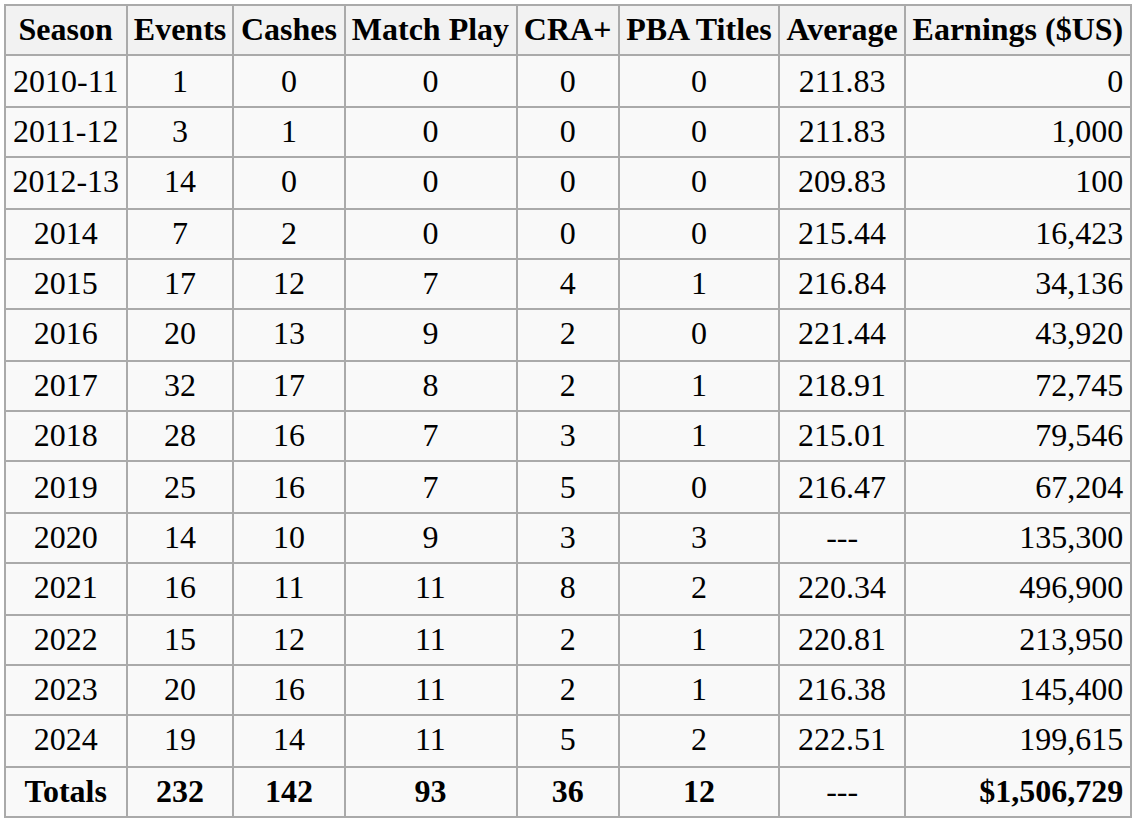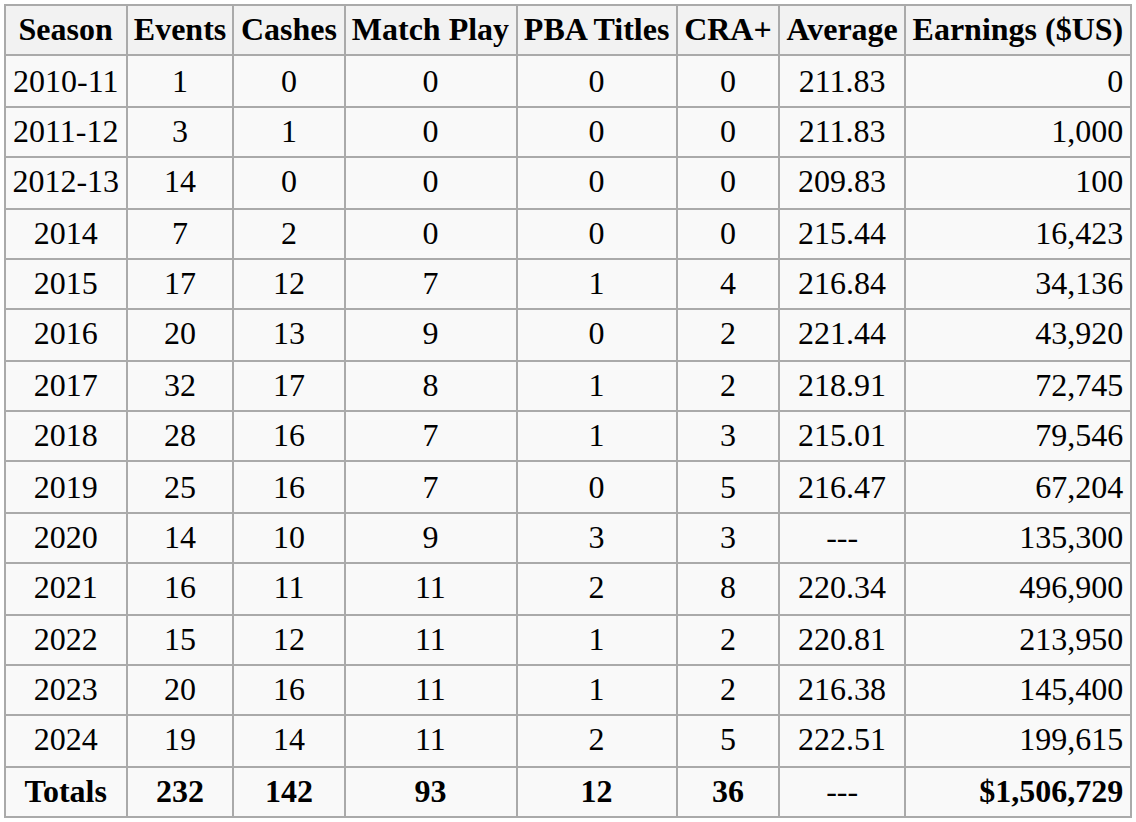columns swapped: (568, 29) <-> (699, 29)
